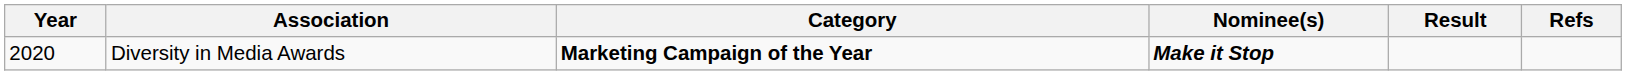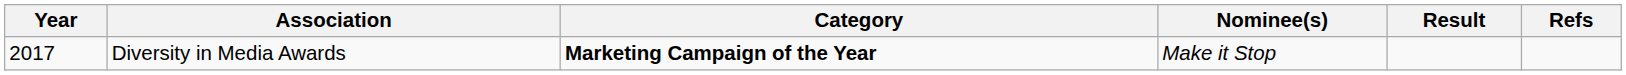(32, 53) 2020 -> (32, 53) 2017
(1214, 53) bold -> (1219, 53) normal
